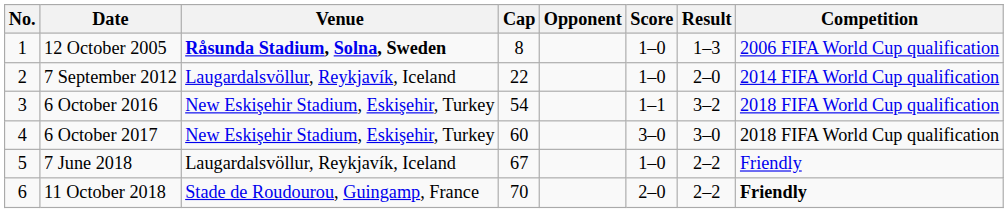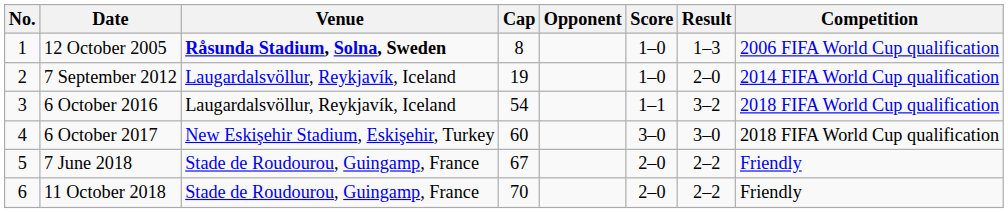(519, 76) 22 -> (519, 76) 19
(340, 105) New Eskişehir Stadium, Eskişehir, Turkey -> (321, 105) Laugardalsvöllur, Reykjavík, Iceland
(321, 163) Laugardalsvöllur, Reykjavík, Iceland -> (332, 163) Stade de Roudourou, Guingamp, France
(652, 163) 1–0 -> (652, 163) 2–0
(773, 192) bold -> (771, 192) normal
